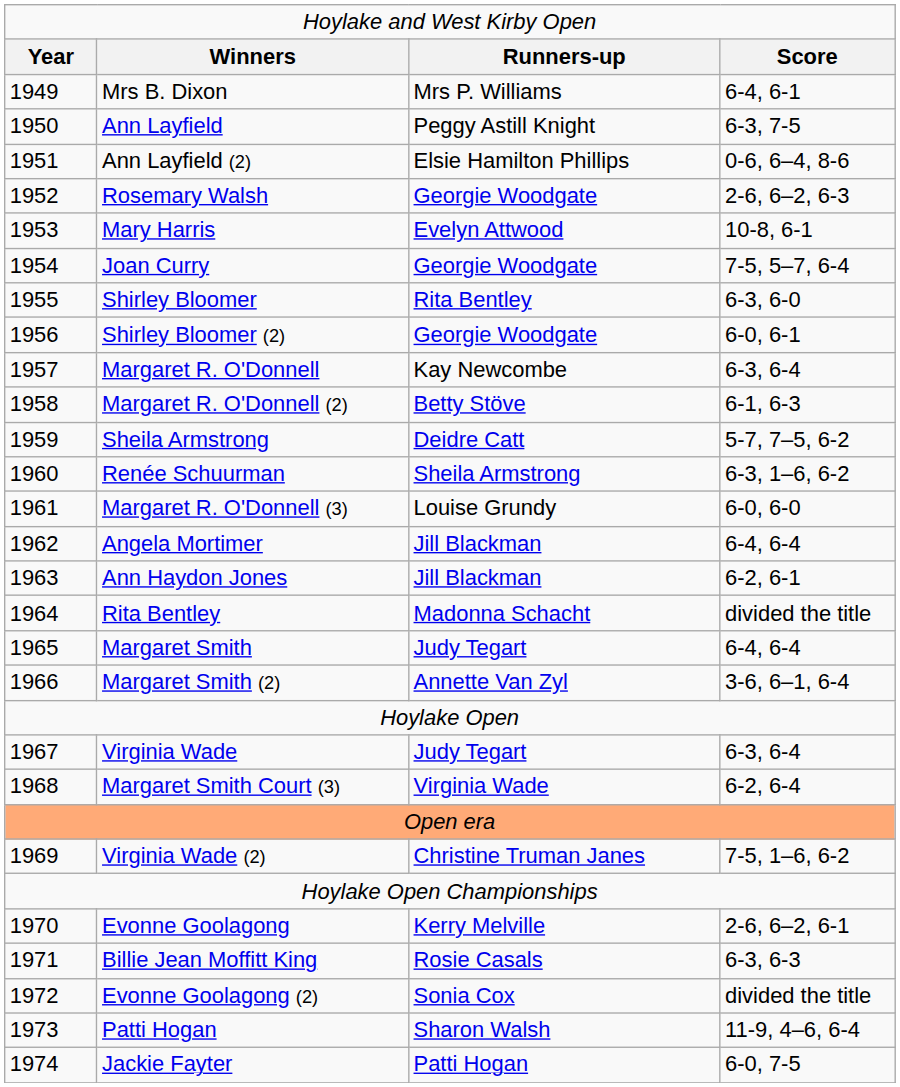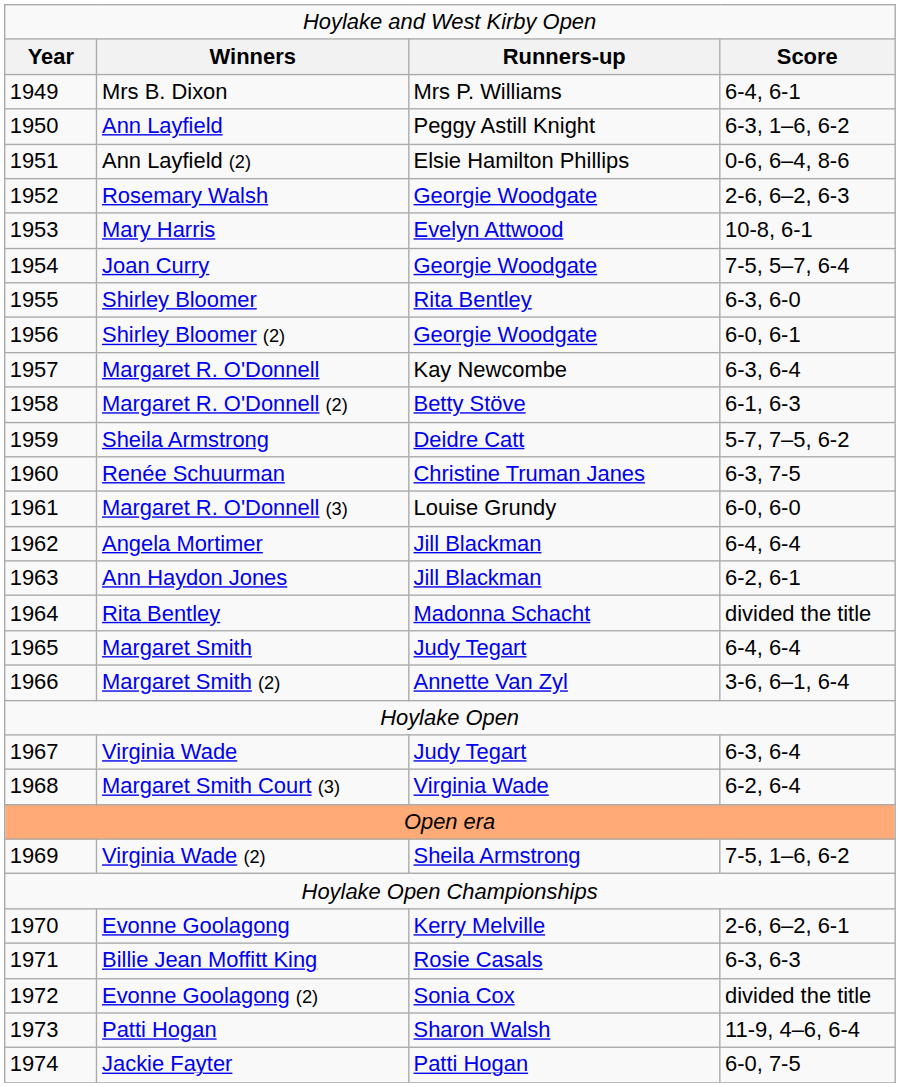(763, 126) 6-3, 7-5 -> (787, 126) 6-3, 1–6, 6-2
(497, 473) Sheila Armstrong -> (529, 473) Christine Truman Janes
(787, 473) 6-3, 1–6, 6-2 -> (763, 473) 6-3, 7-5
(529, 856) Christine Truman Janes -> (497, 856) Sheila Armstrong
